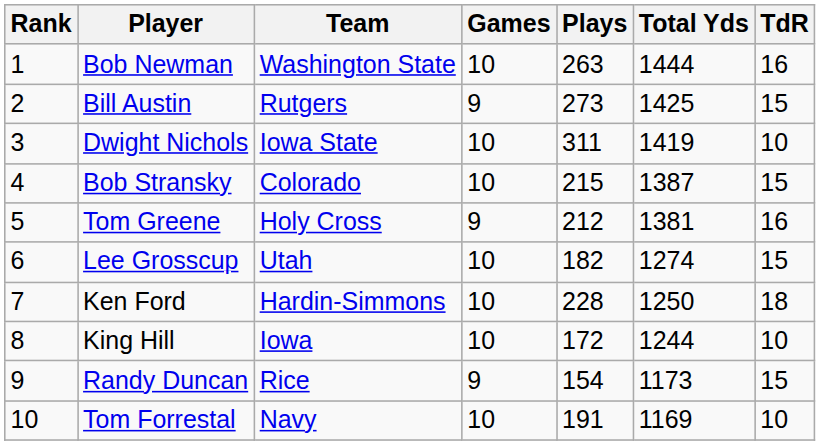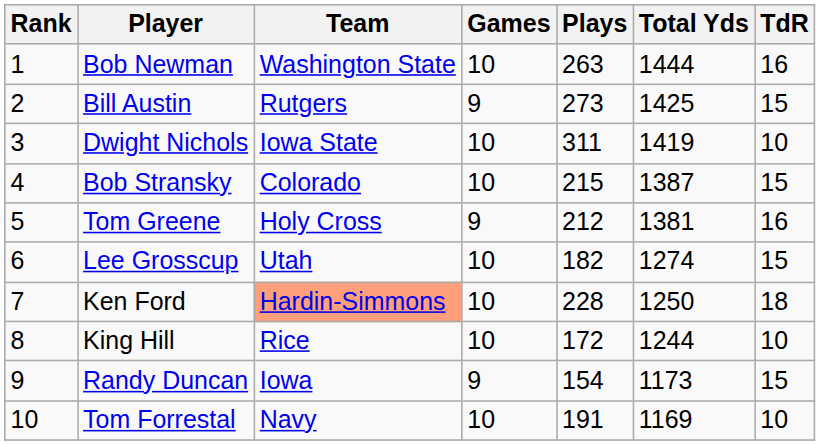(353, 301) no background -> (353, 301) lightsalmon background
(286, 340) Iowa -> (285, 340) Rice
(285, 380) Rice -> (286, 380) Iowa
